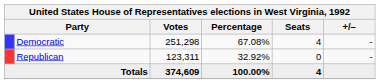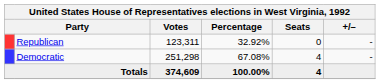rows swapped: (40, 42) <-> (40, 57)
